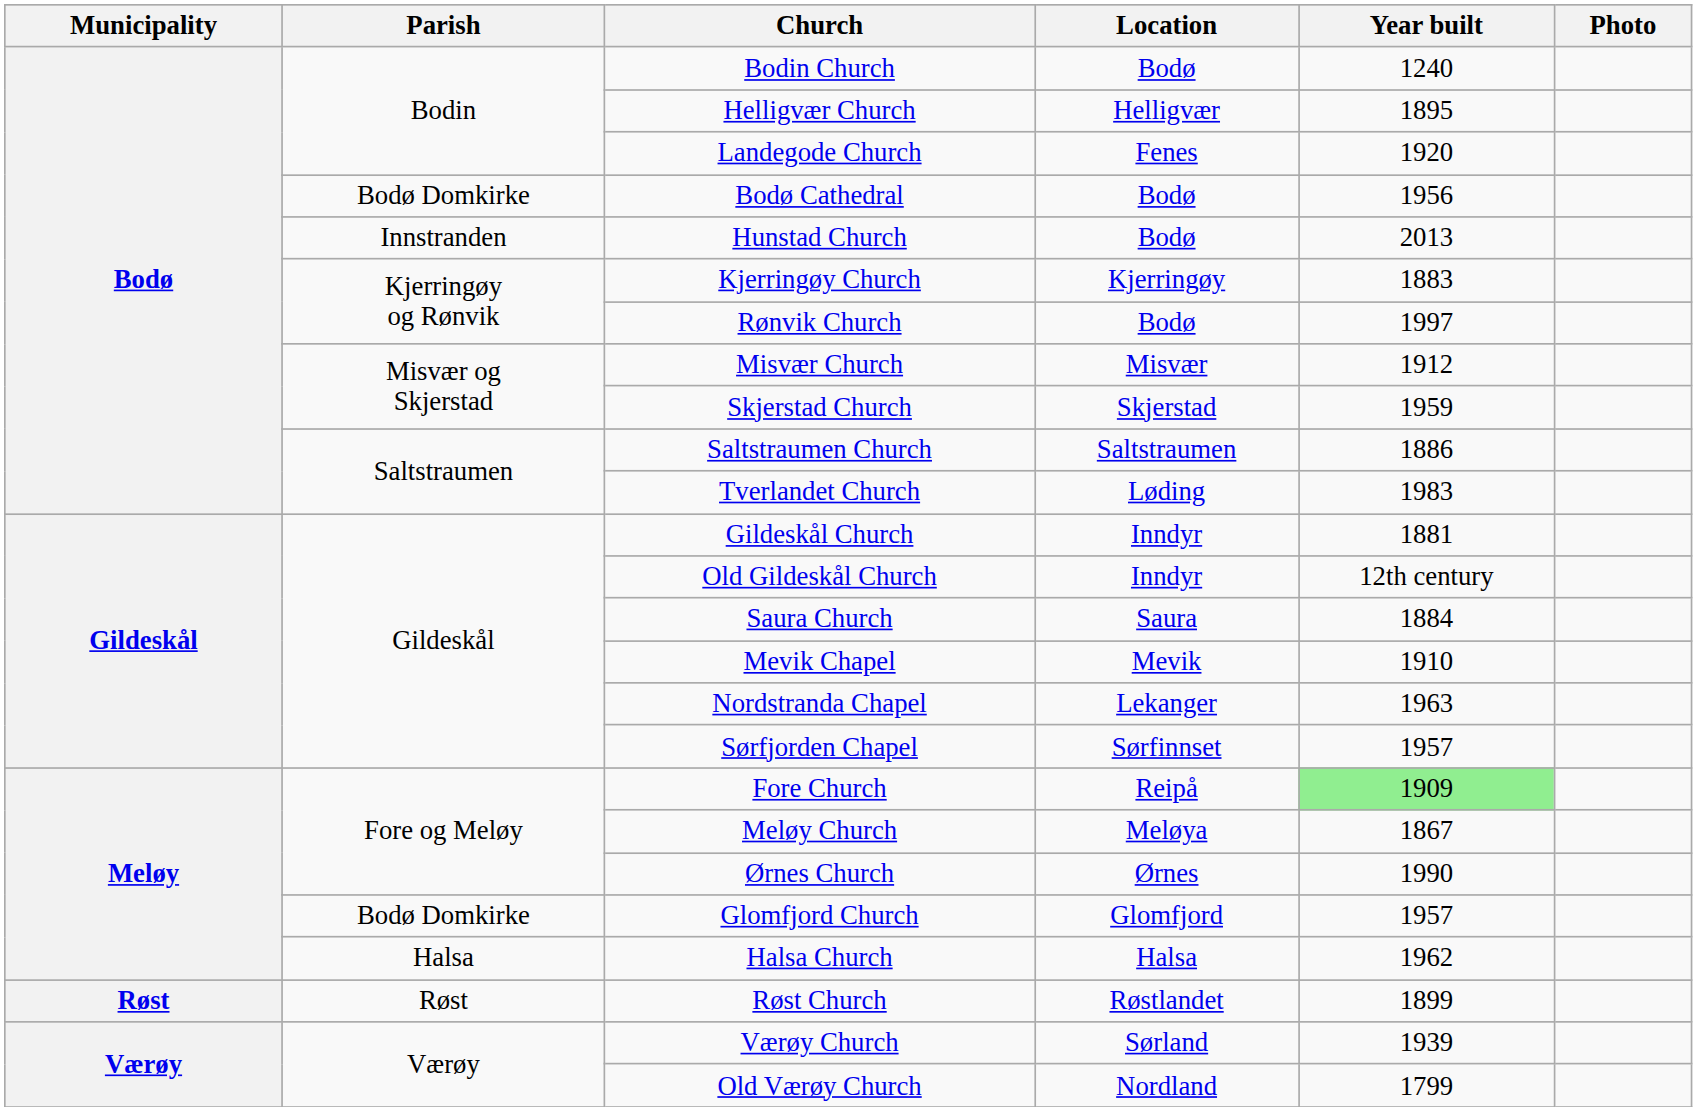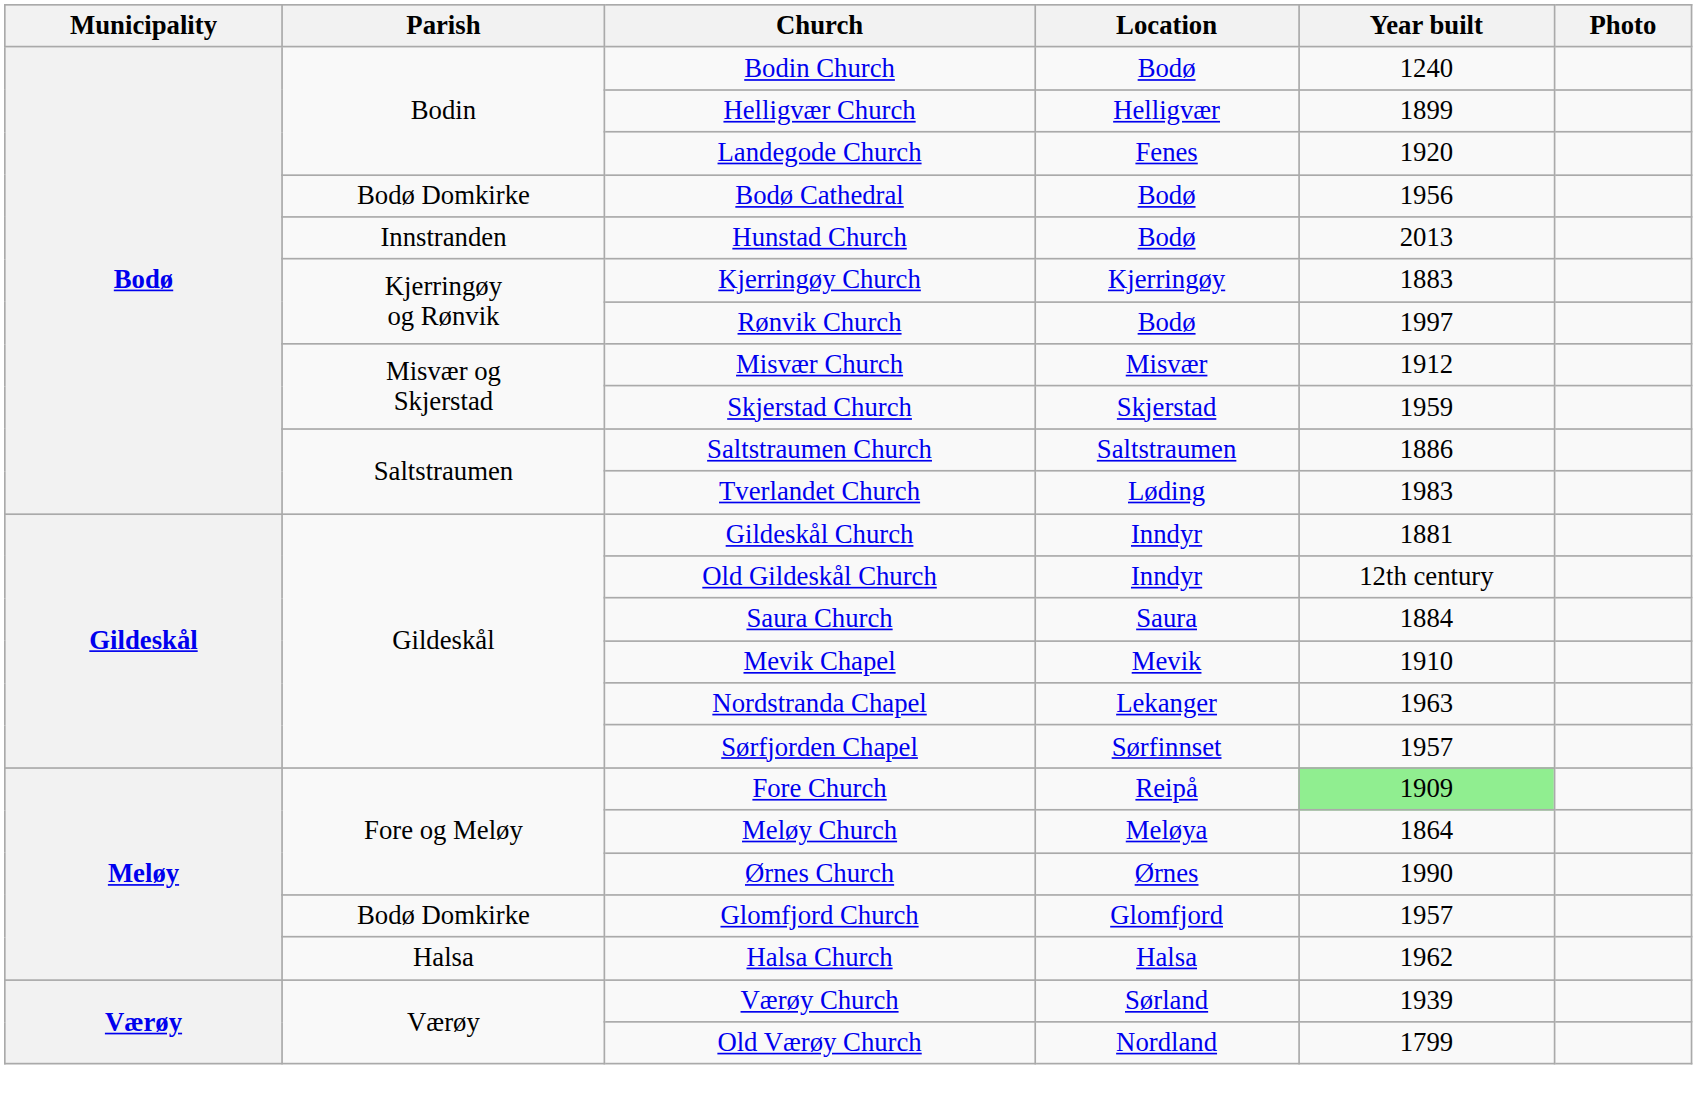(1426, 110) 1895 -> (1426, 110) 1899
(1426, 830) 1867 -> (1426, 830) 1864
- row: (820, 1000)
